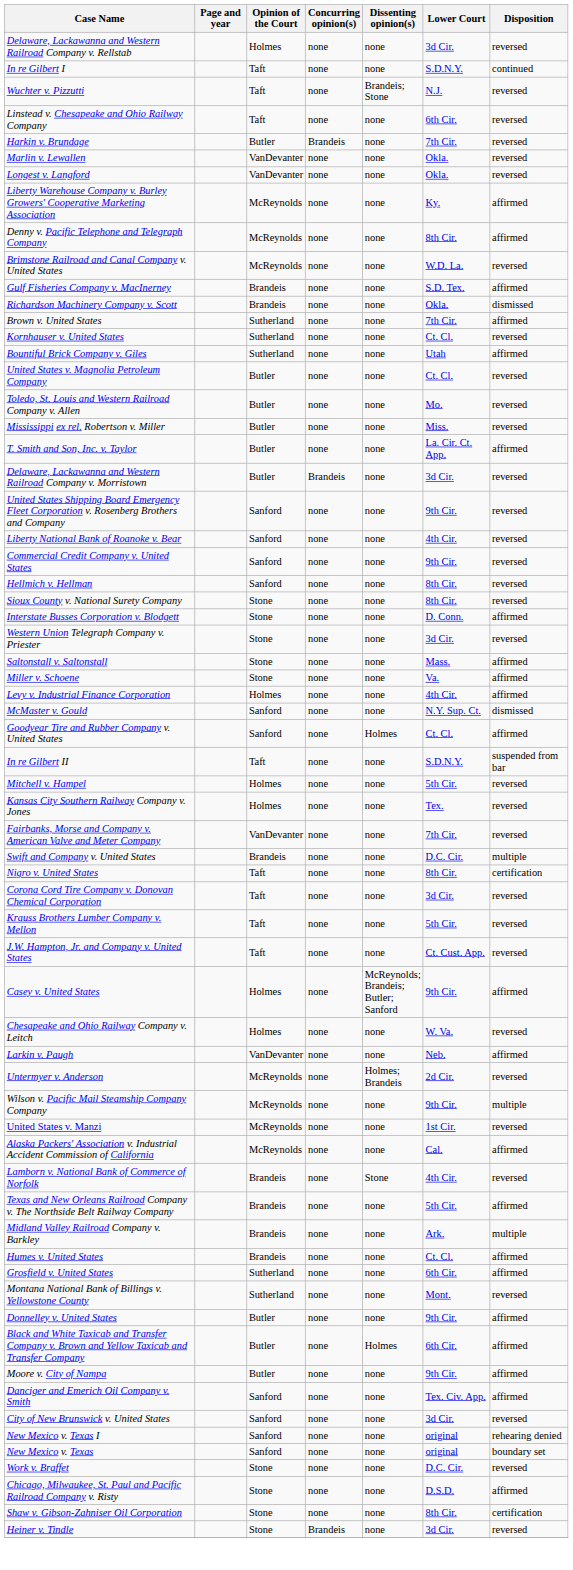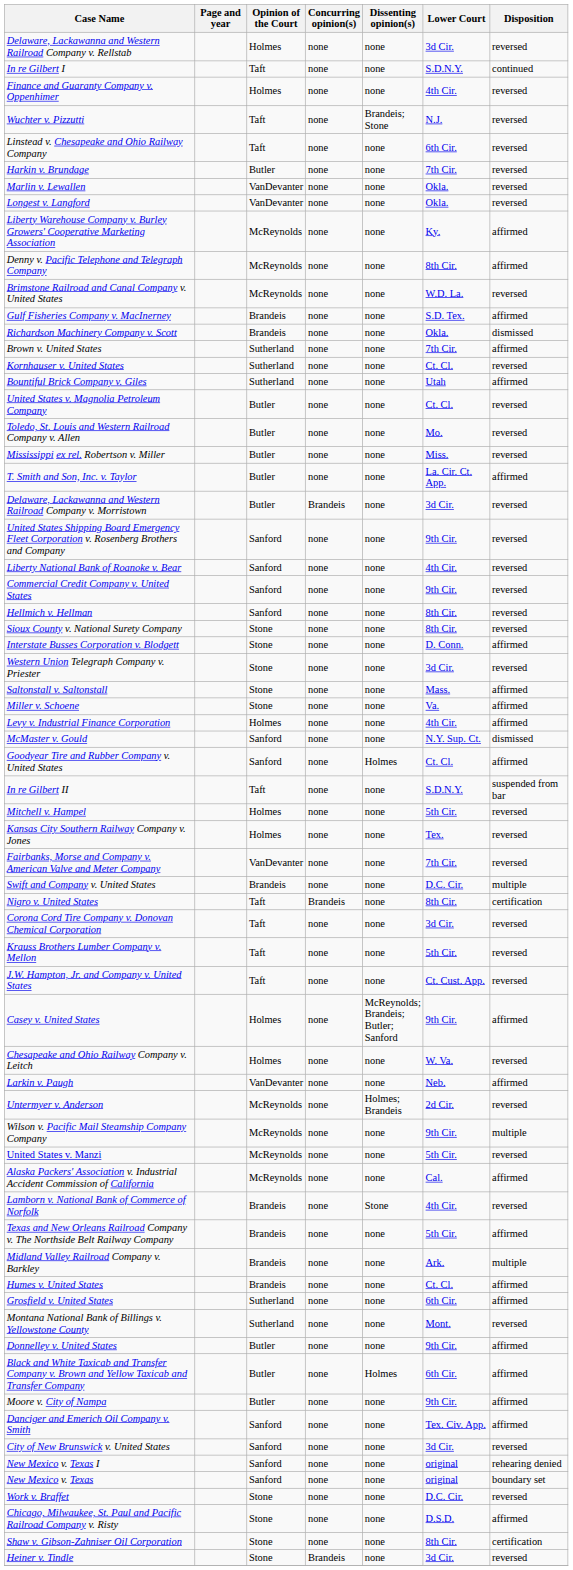+ row: (80, 91)
(326, 142) Brandeis -> (318, 170) none
(318, 873) none -> (326, 901) Brandeis
(441, 1127) 1st Cir. -> (441, 1155) 5th Cir.
